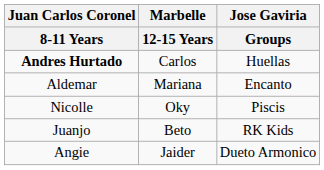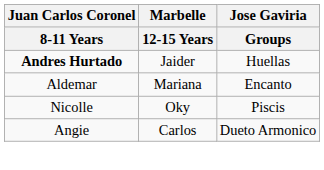(178, 61) Carlos -> (178, 61) Jaider
- row: (72, 130)
(178, 152) Jaider -> (178, 130) Carlos
